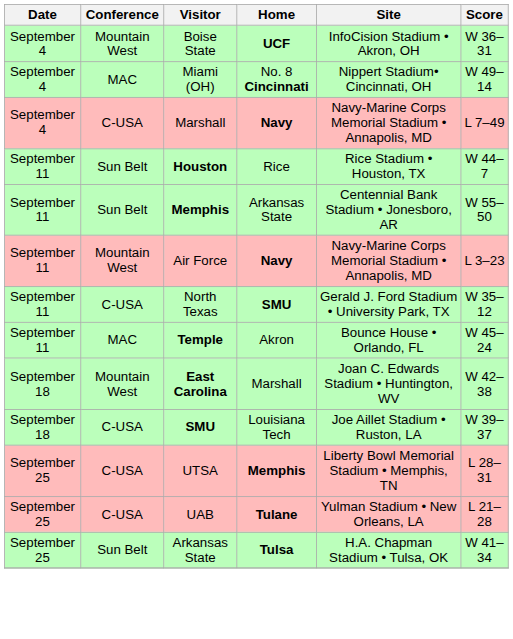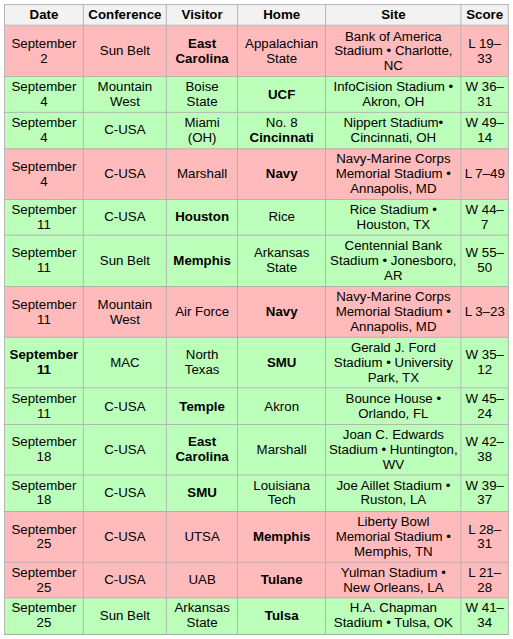+ row: (202, 51)
(122, 79) MAC -> (125, 130) C-USA
(122, 166) Sun Belt -> (125, 217) C-USA
(42, 304) normal -> (44, 362) bold
(122, 304) C-USA -> (125, 362) MAC
(122, 340) MAC -> (125, 406) C-USA
(122, 383) Mountain West -> (125, 449) C-USA
